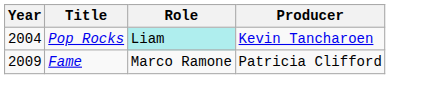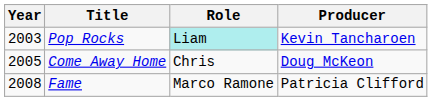(25, 39) 2004 -> (25, 39) 2003
+ row: (107, 62)
(25, 62) 2009 -> (25, 85) 2008
